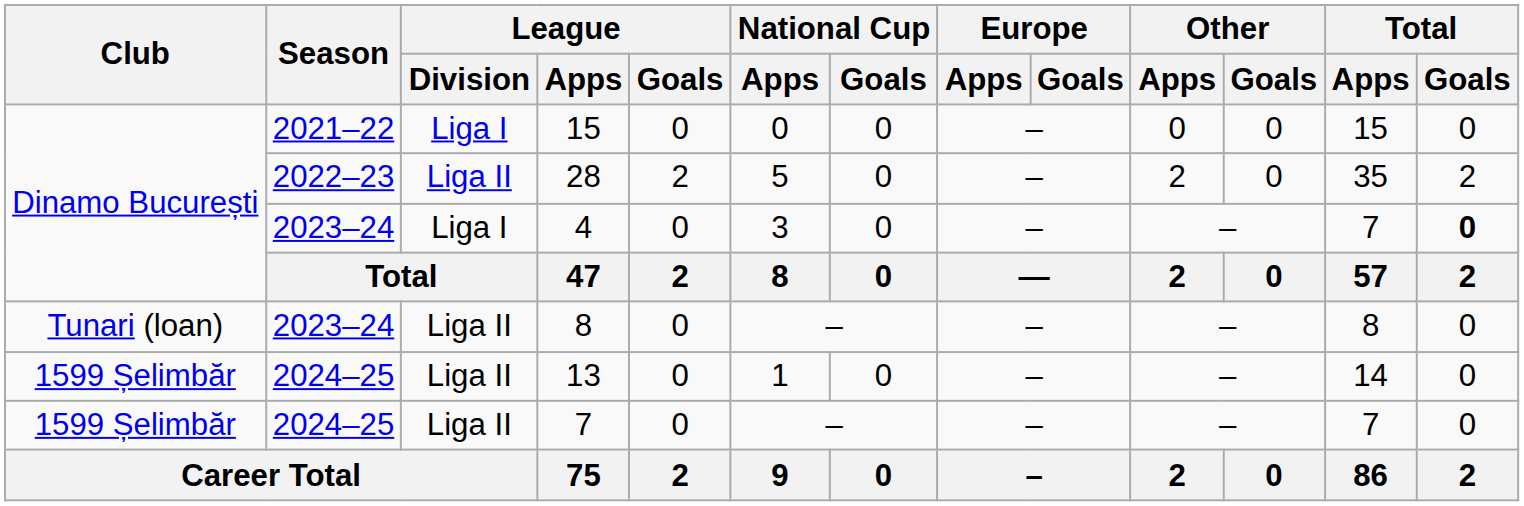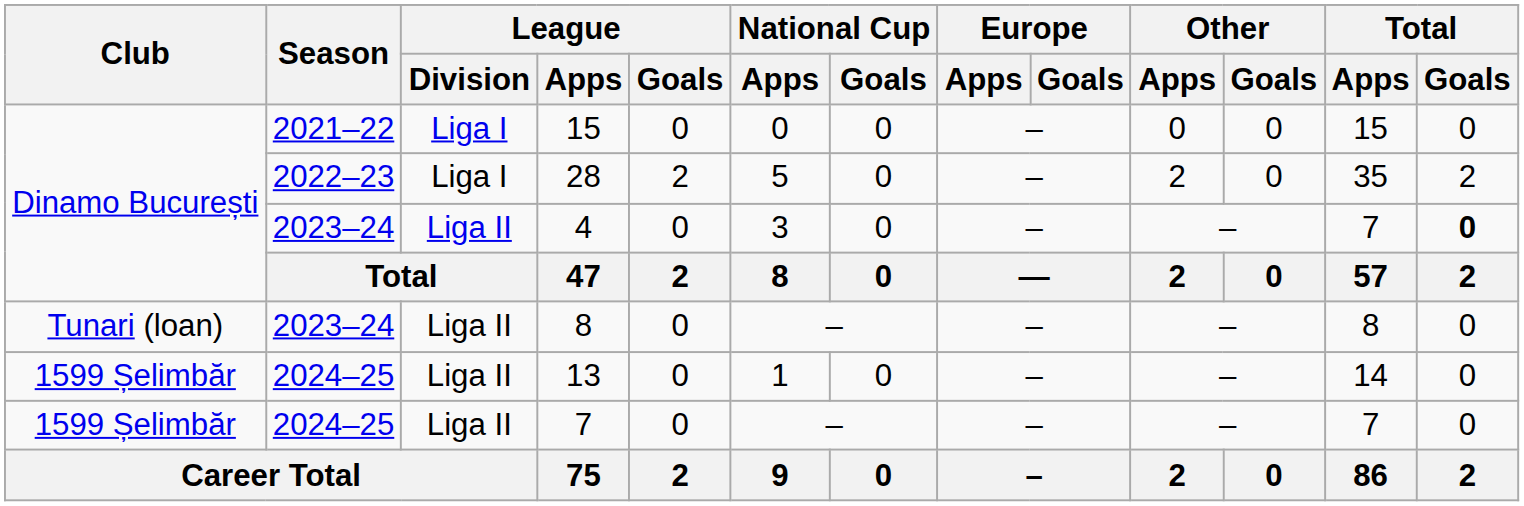(469, 177) Liga II -> (469, 177) Liga I
(469, 227) Liga I -> (469, 227) Liga II
